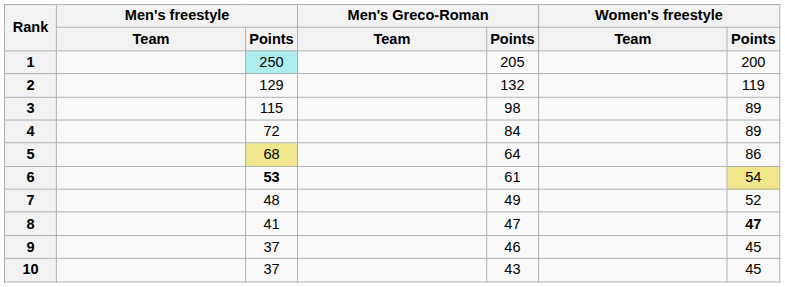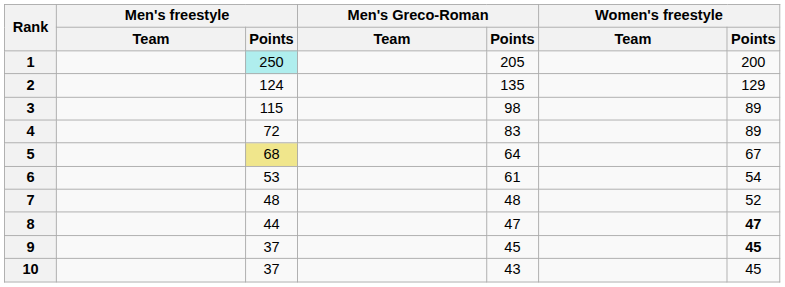(271, 85) 129 -> (271, 85) 124
(512, 85) 132 -> (512, 85) 135
(753, 85) 119 -> (753, 85) 129
(512, 131) 84 -> (512, 131) 83
(753, 154) 86 -> (753, 154) 67
(271, 177) bold -> (271, 177) normal
(753, 177) khaki background -> (753, 177) no background
(512, 200) 49 -> (512, 200) 48
(271, 223) 41 -> (271, 223) 44
(512, 246) 46 -> (512, 246) 45
(753, 246) normal -> (753, 246) bold
